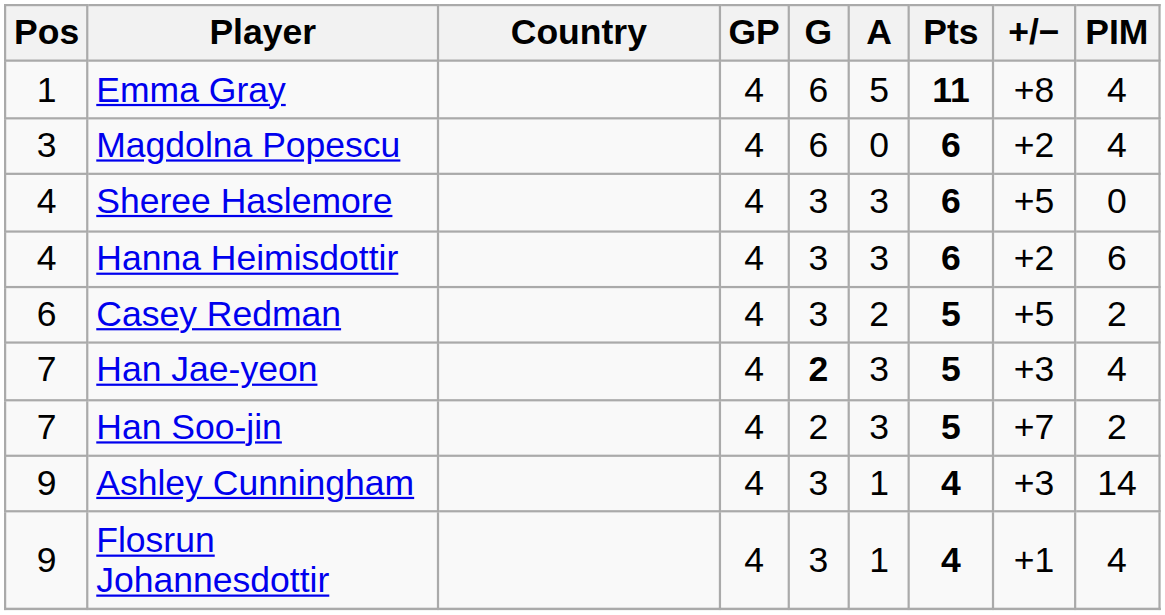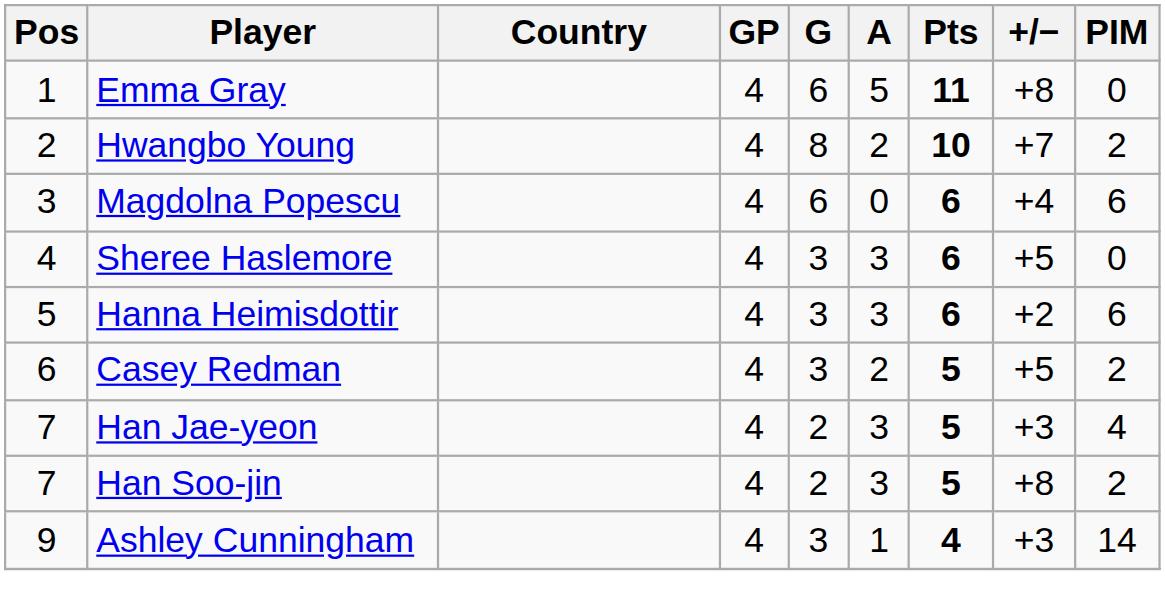(1117, 88) 4 -> (1117, 88) 0
+ row: (226, 145)
(1034, 145) +2 -> (1034, 201) +4
(1117, 145) 4 -> (1117, 201) 6
(47, 257) 4 -> (47, 314) 5
(818, 370) bold -> (818, 426) normal
(1034, 426) +7 -> (1034, 483) +8
- row: (213, 559)
